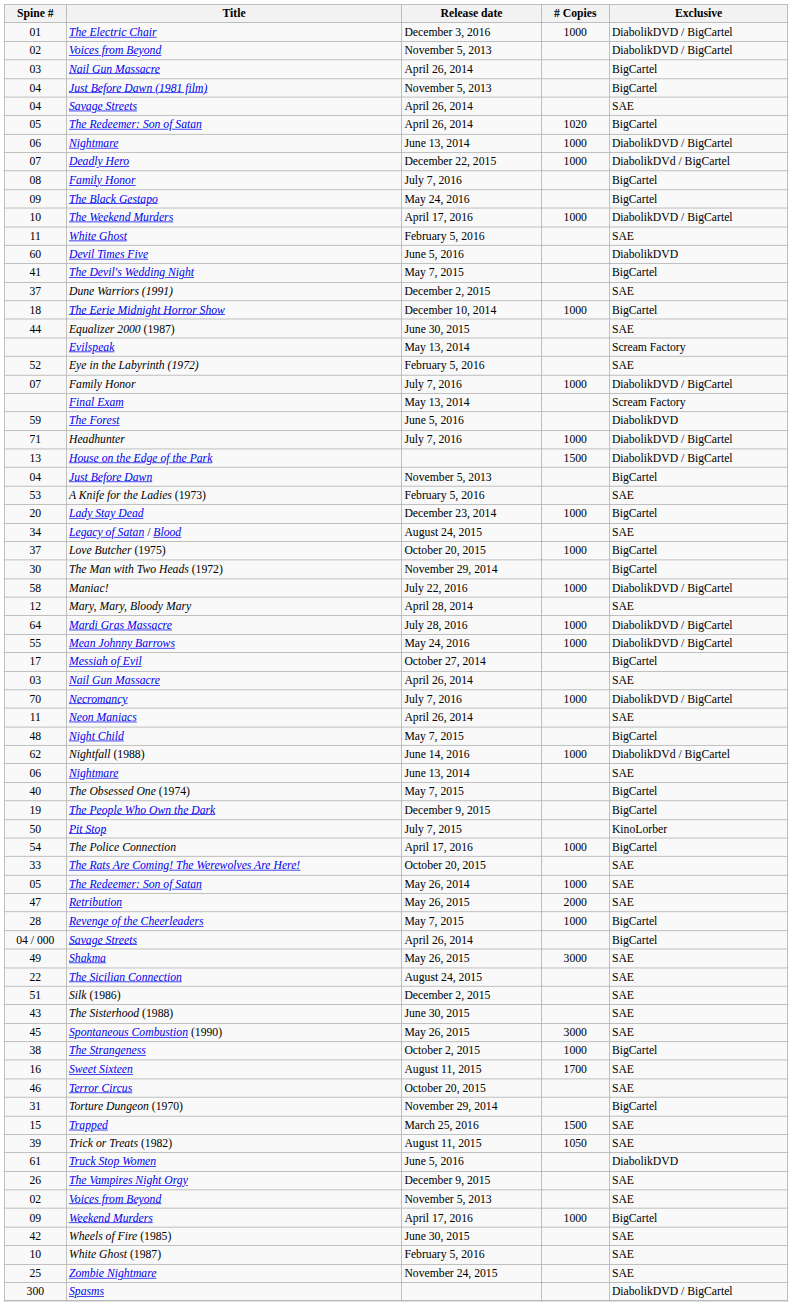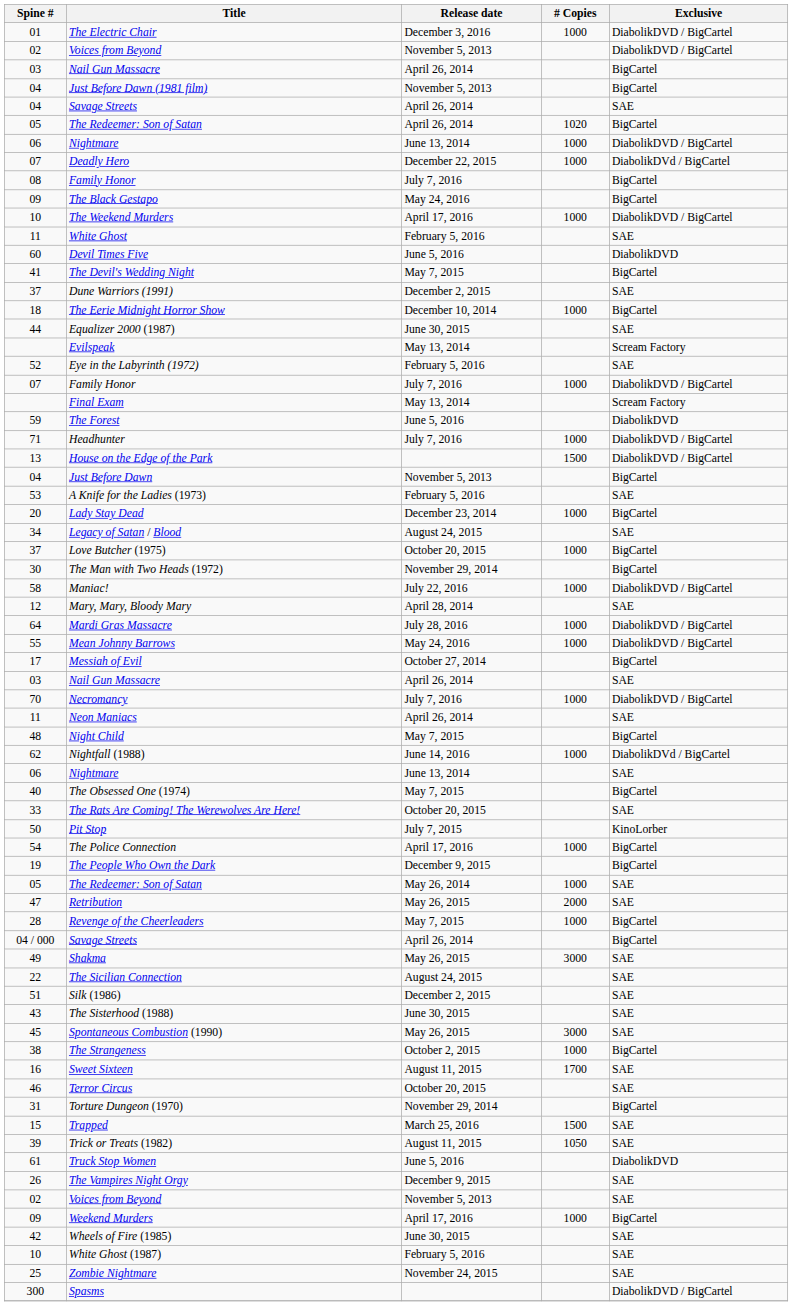rows swapped: (142, 810) <-> (185, 865)
